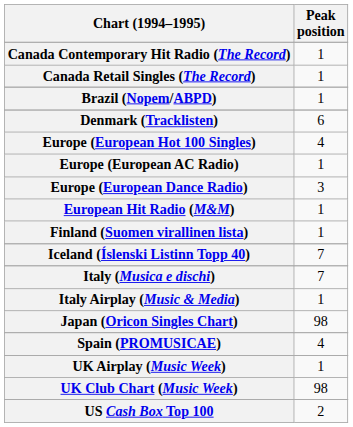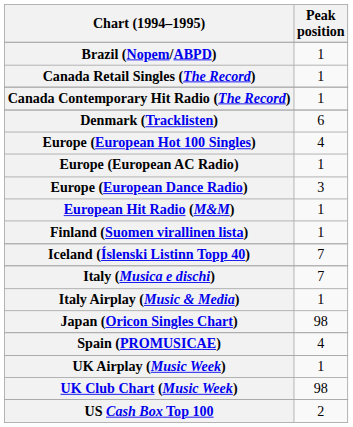rows swapped: (149, 98) <-> (149, 53)
